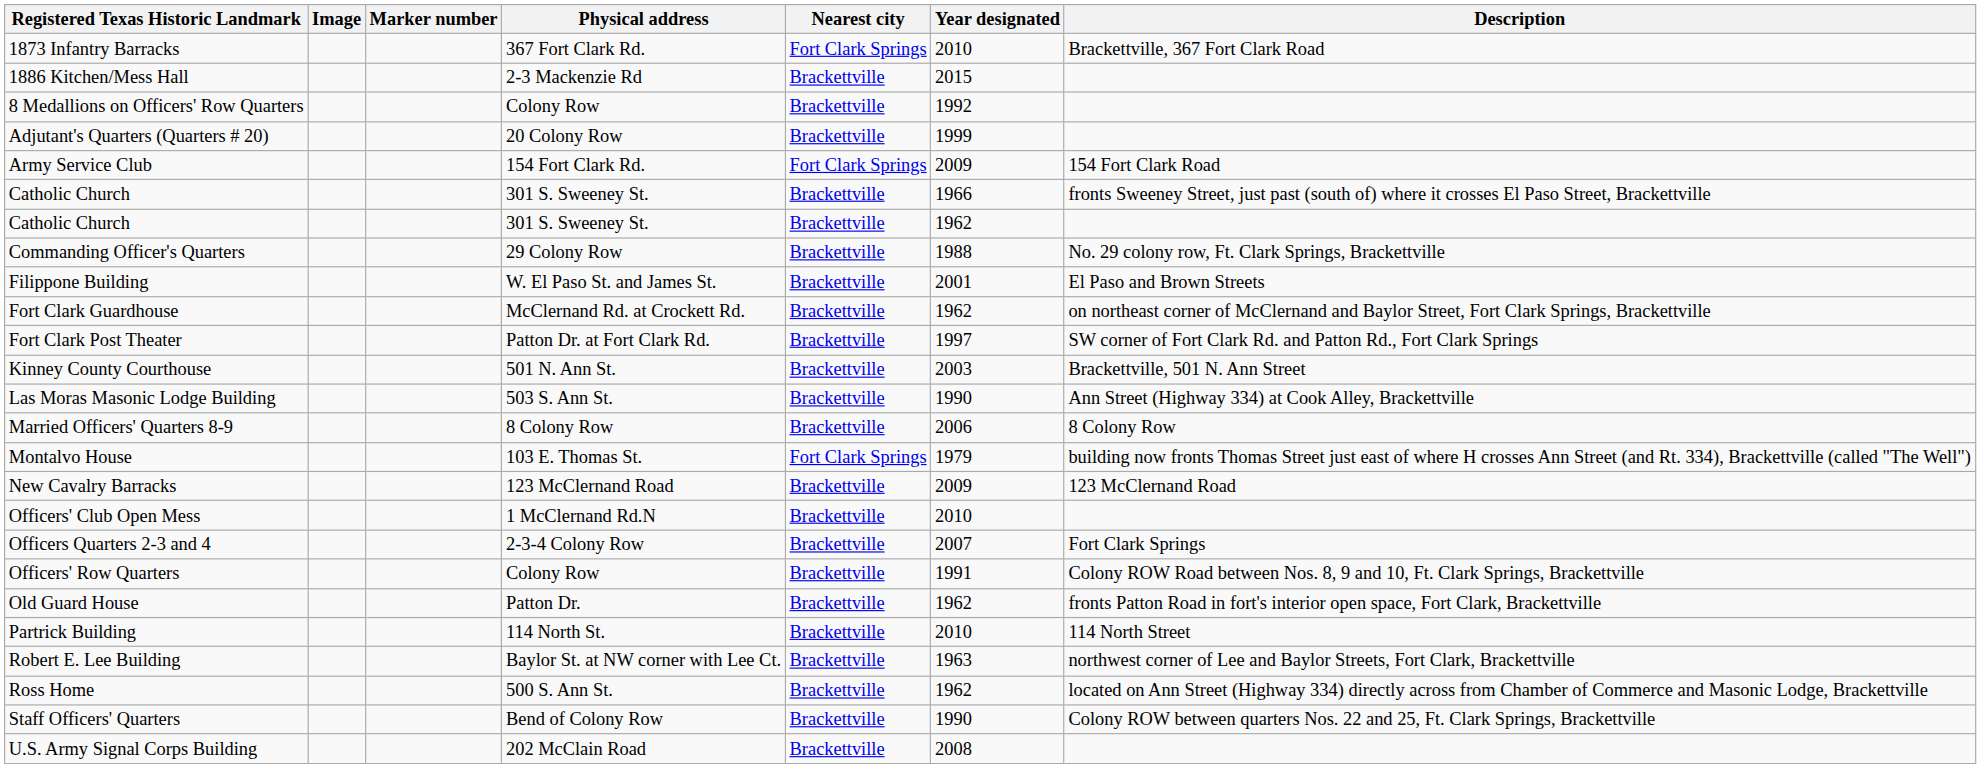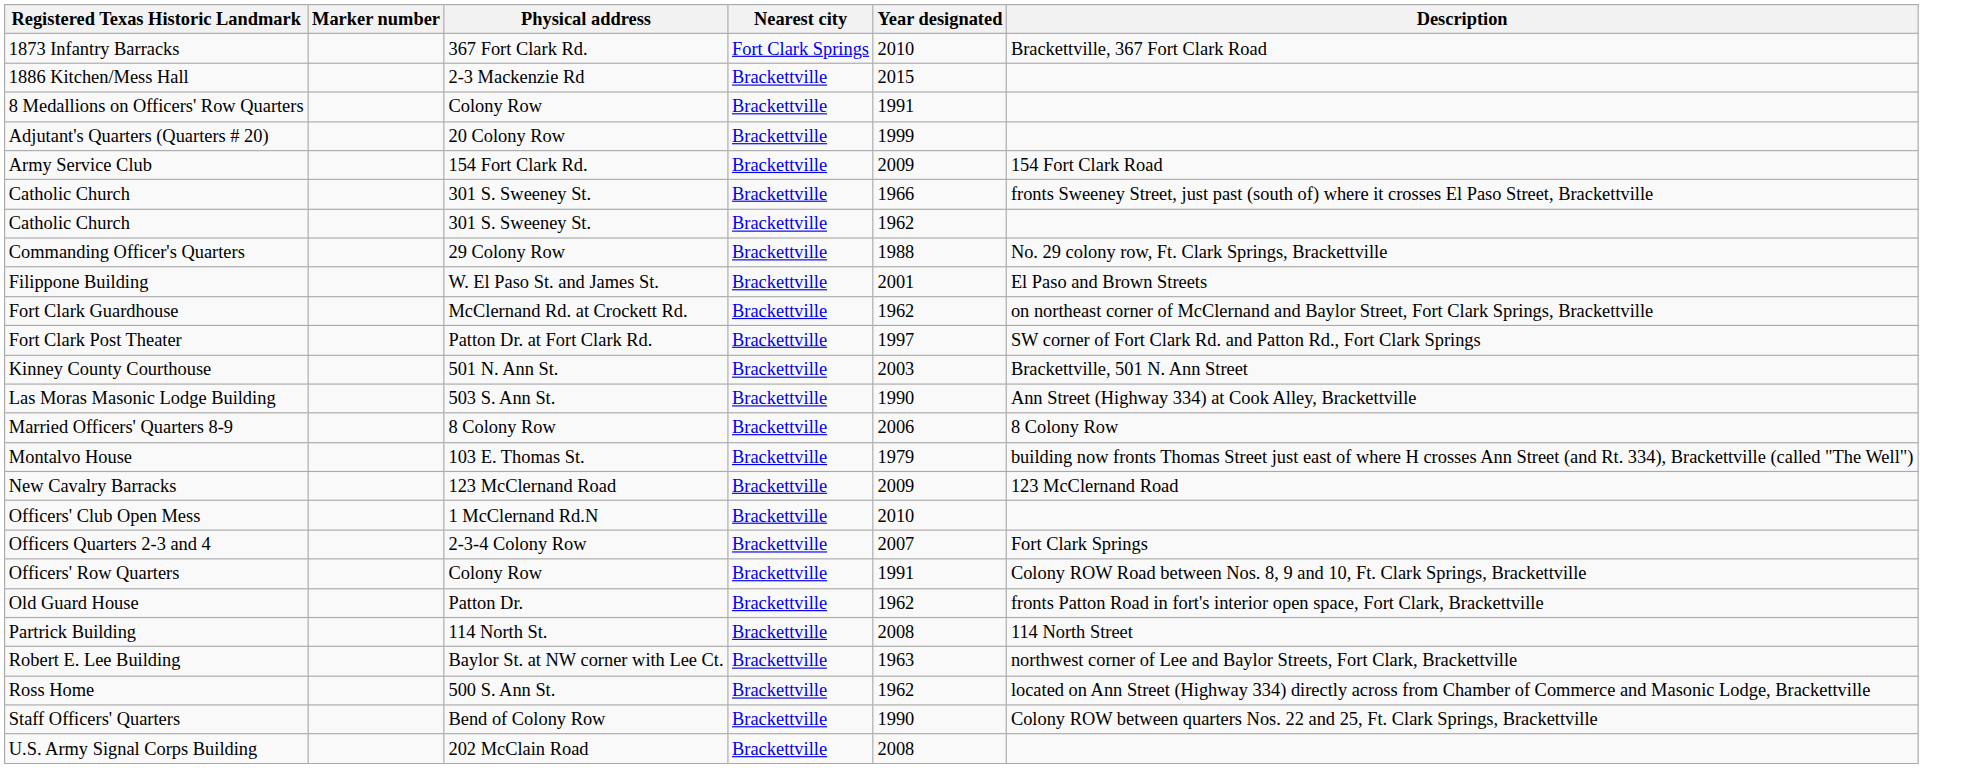- column: (337, 19)
(953, 106) 1992 -> (896, 106) 1991
(858, 164) Fort Clark Springs -> (780, 164) Brackettville
(858, 456) Fort Clark Springs -> (780, 456) Brackettville
(953, 631) 2010 -> (896, 631) 2008
